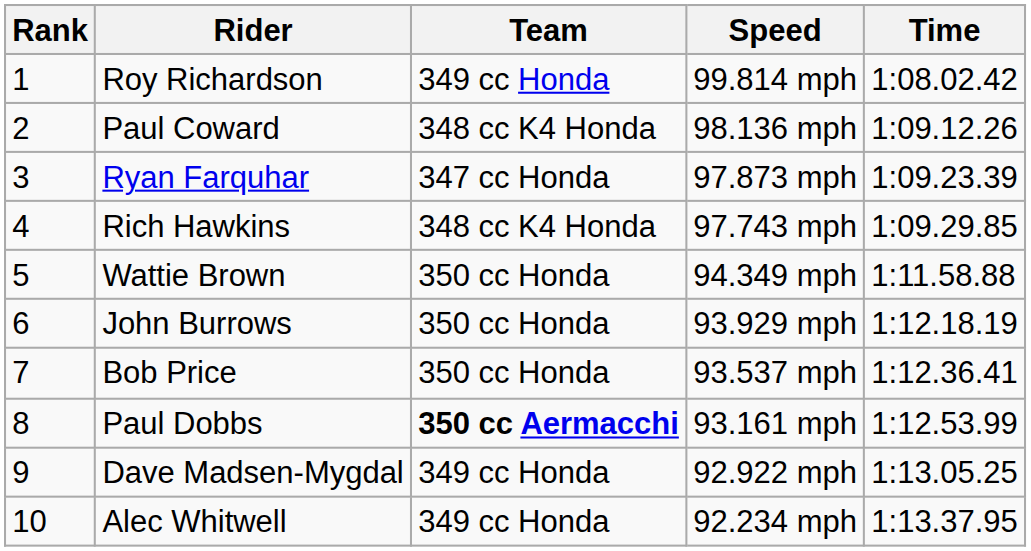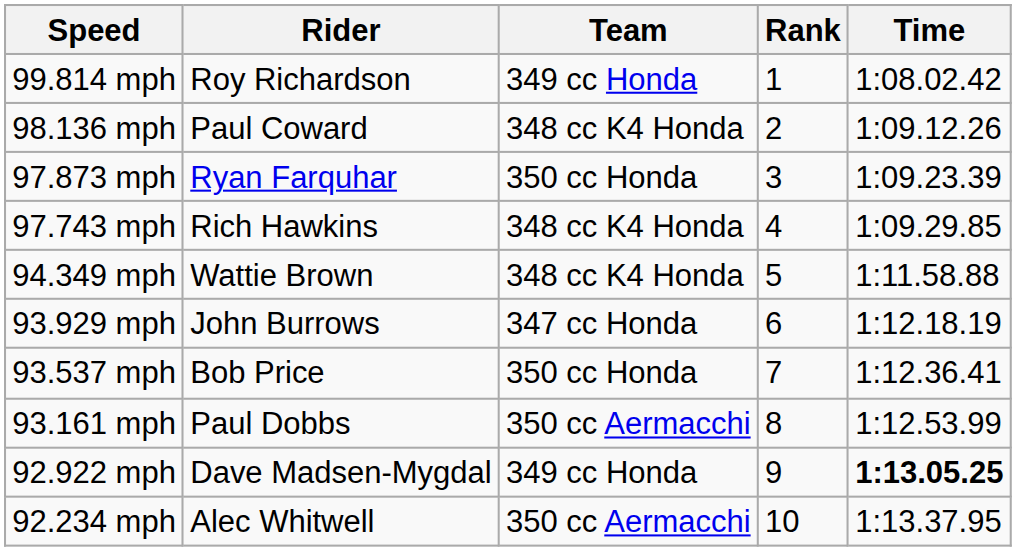columns swapped: (50, 30) <-> (775, 30)
(514, 177) 347 cc Honda -> (602, 177) 350 cc Honda
(514, 275) 350 cc Honda -> (625, 275) 348 cc K4 Honda
(514, 324) 350 cc Honda -> (602, 324) 347 cc Honda
(549, 422) bold -> (628, 422) normal
(945, 472) normal -> (929, 472) bold
(514, 521) 349 cc Honda -> (628, 521) 350 cc Aermacchi
